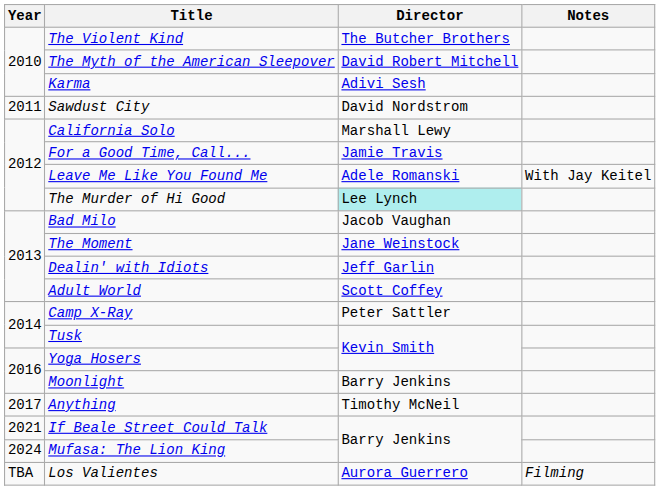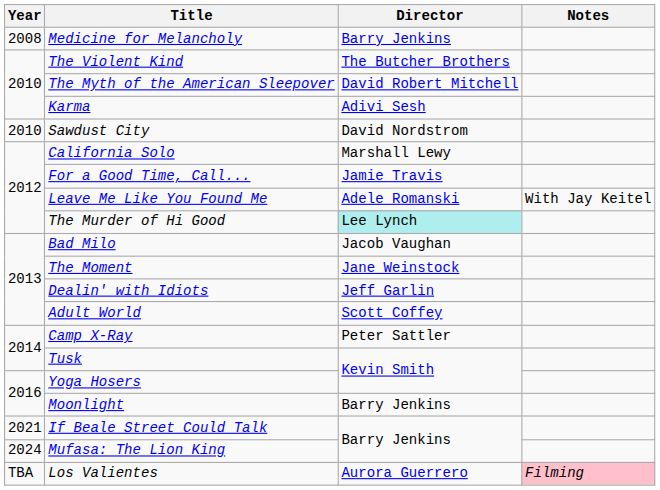+ row: (145, 39)
(25, 108) 2011 -> (25, 130) 2010
- row: (82, 405)
(555, 474) no background -> (555, 474) pink background
